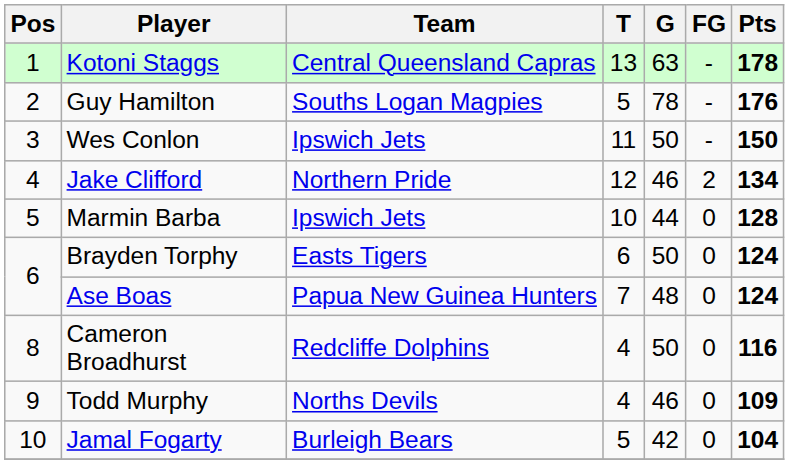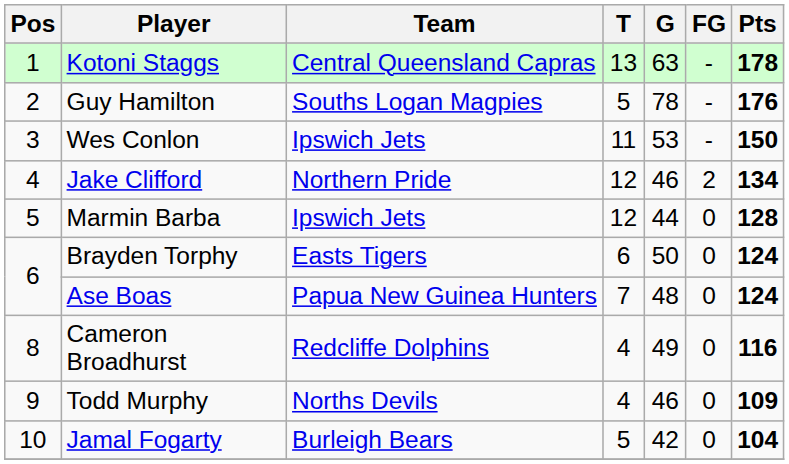(665, 140) 50 -> (665, 140) 53
(623, 218) 10 -> (623, 218) 12
(665, 348) 50 -> (665, 348) 49
